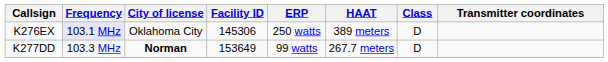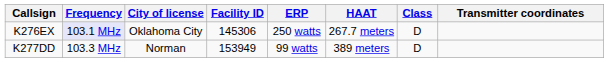(361, 31) 389 meters -> (361, 31) 267.7 meters
(166, 48) bold -> (166, 48) normal
(237, 48) 153649 -> (237, 48) 153949
(361, 48) 267.7 meters -> (361, 48) 389 meters
